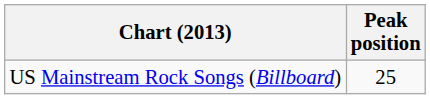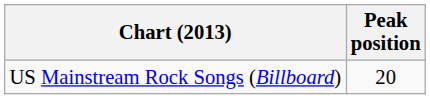(386, 76) 25 -> (386, 76) 20
